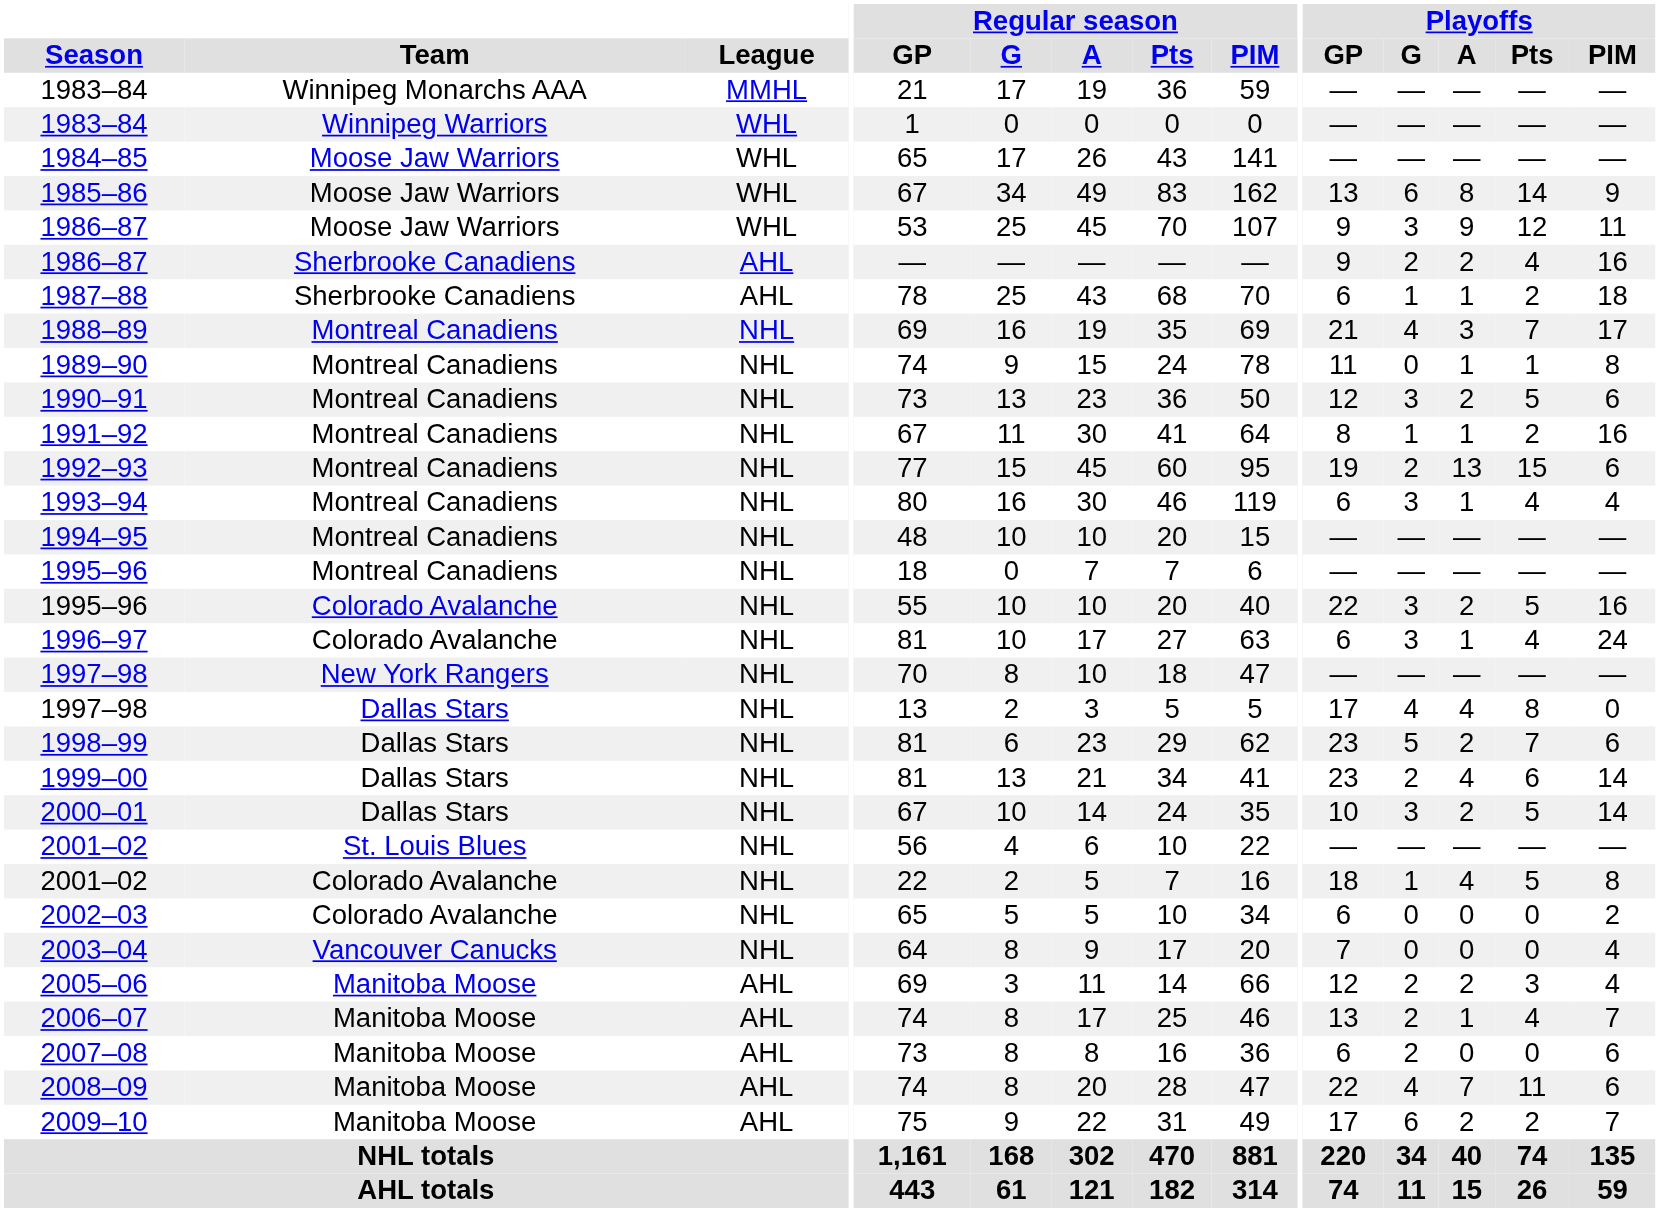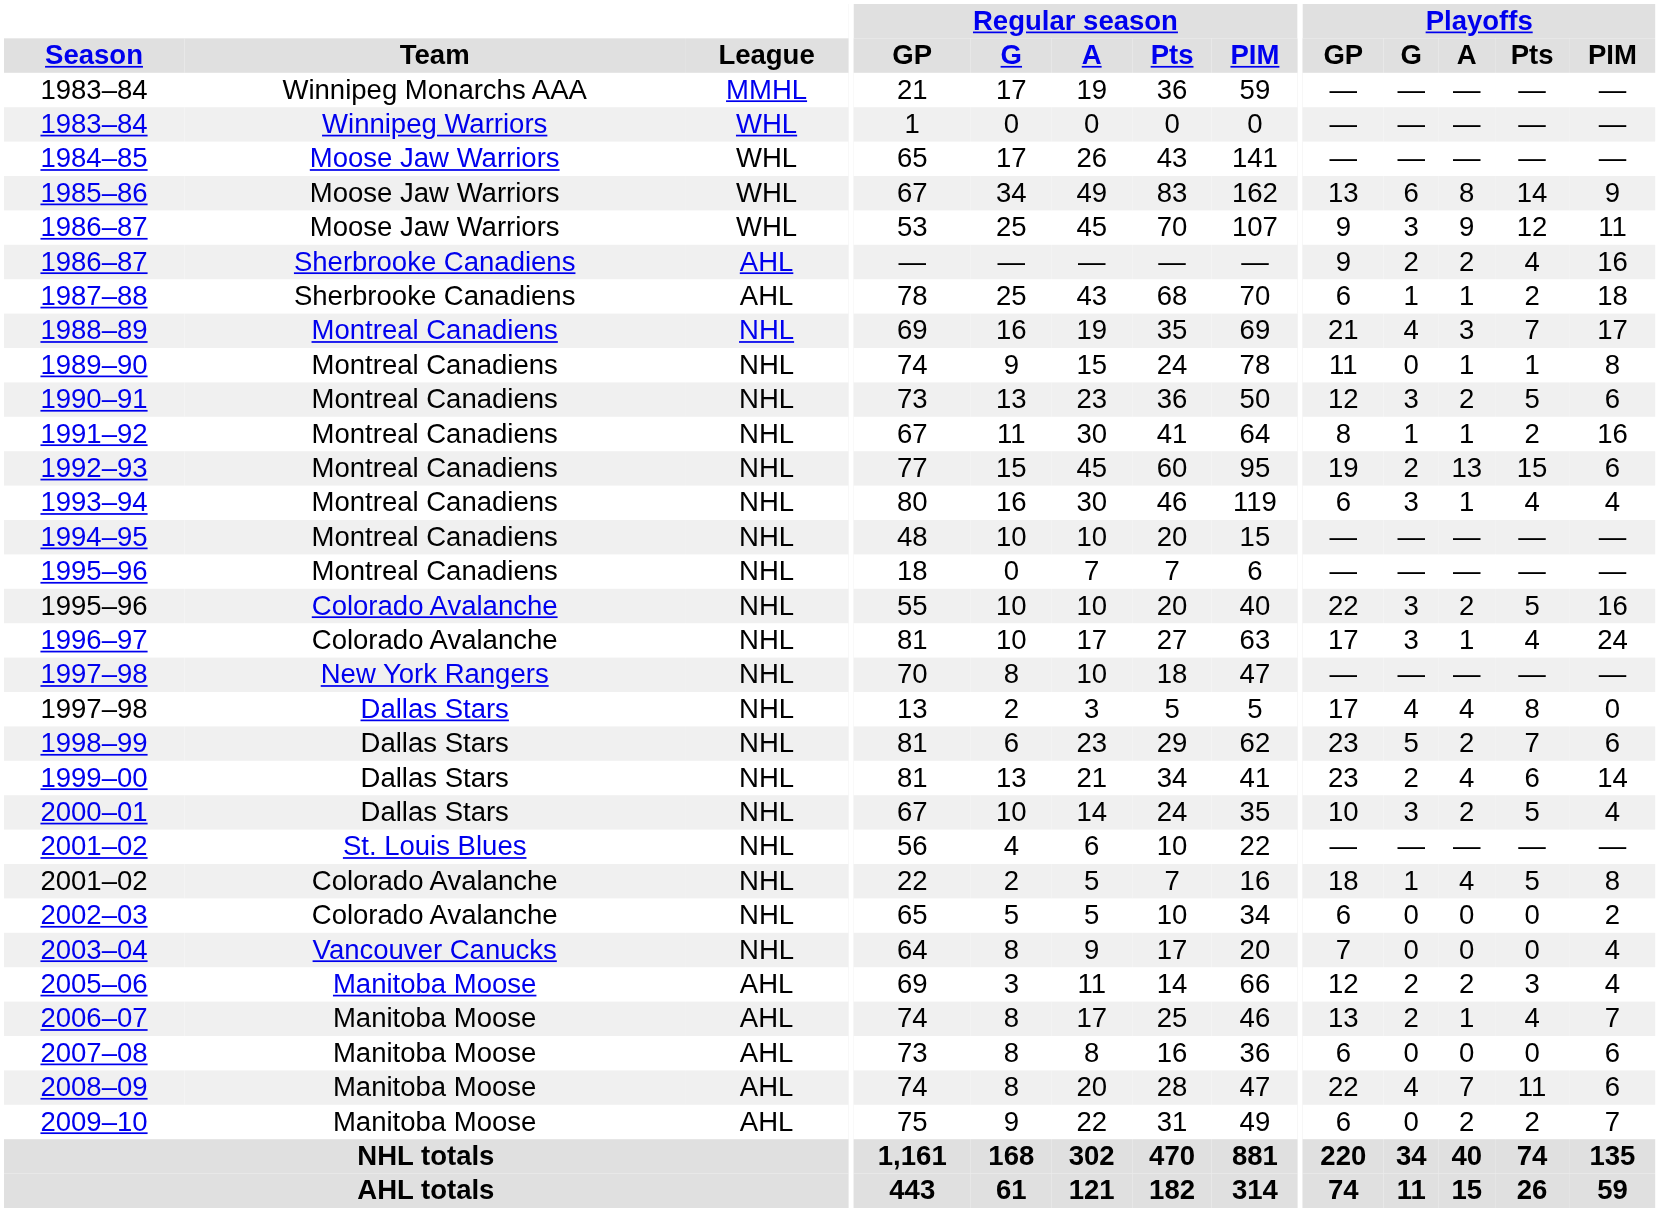(1343, 640) 6 -> (1343, 640) 17
(1612, 812) 14 -> (1612, 812) 4
(1411, 1052) 2 -> (1411, 1052) 0
(1343, 1121) 17 -> (1343, 1121) 6
(1411, 1121) 6 -> (1411, 1121) 0
